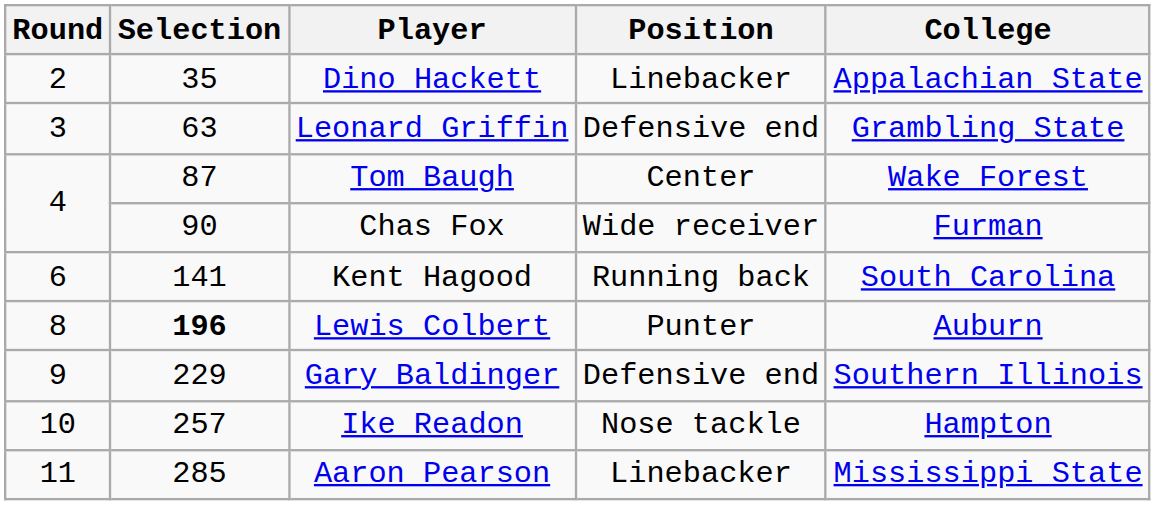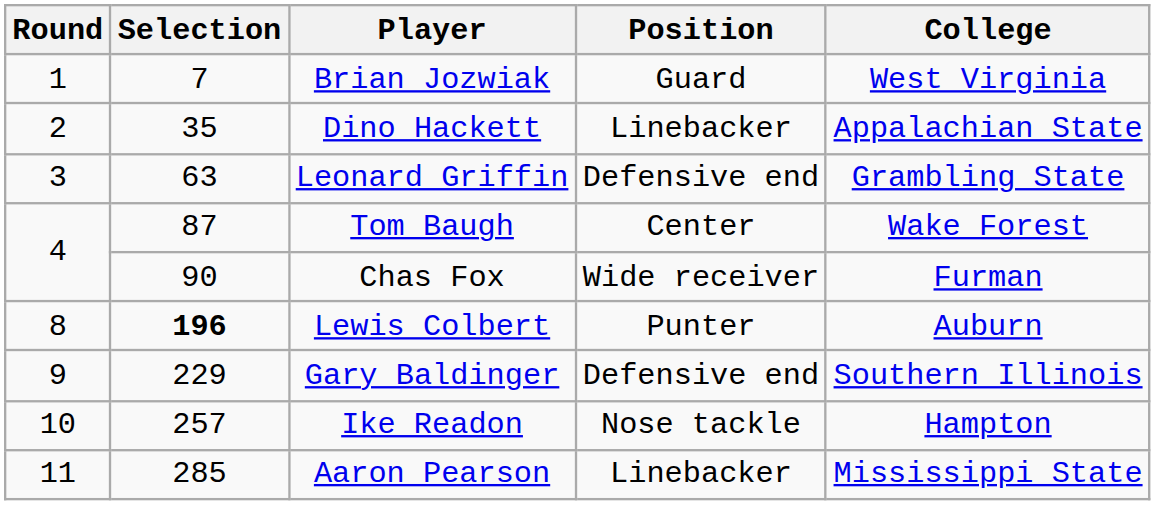+ row: (432, 79)
- row: (432, 277)
